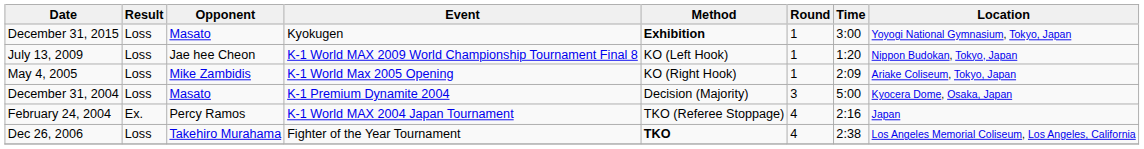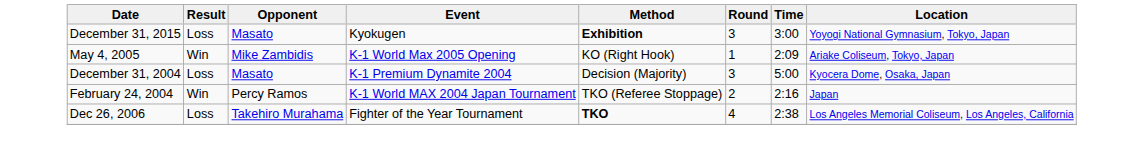(794, 34) 1 -> (732, 34) 3
- row: (45, 54)
(138, 74) Loss -> (198, 54) Win
(134, 114) Ex. -> (198, 94) Win
(794, 114) 4 -> (732, 94) 2
